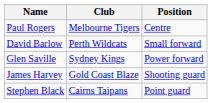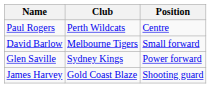(104, 28) Melbourne Tigers -> (96, 28) Perth Wildcats
(98, 43) Perth Wildcats -> (103, 43) Melbourne Tigers
- row: (35, 91)
